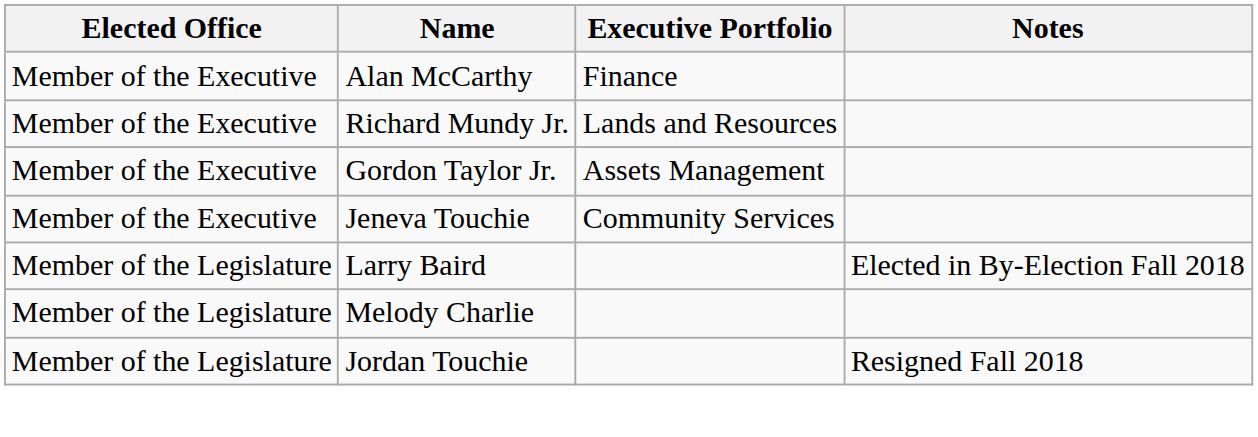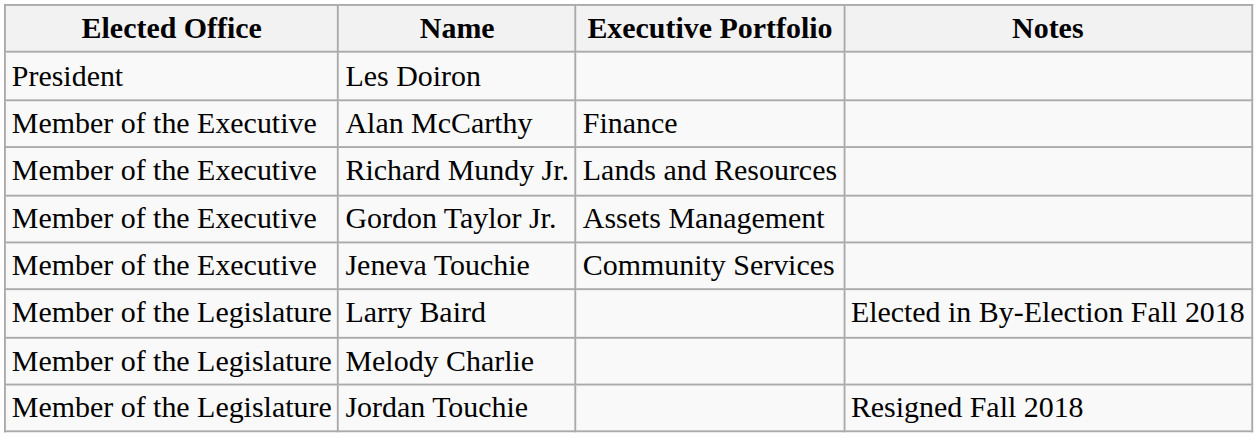+ row: (413, 75)
